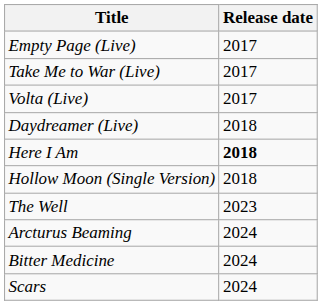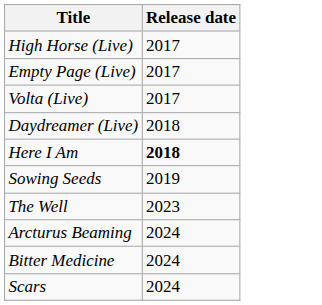+ row: (71, 44)
- row: (84, 71)
- row: (112, 179)
+ row: (55, 179)
